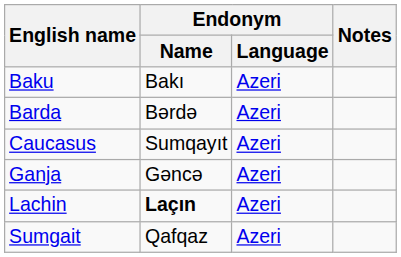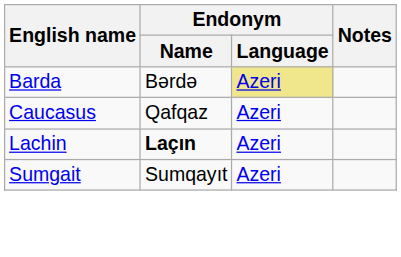- row: (31, 81)
(259, 112) no background -> (259, 81) khaki background
(186, 143) Sumqayıt -> (176, 112) Qafqaz
- row: (35, 174)
(176, 236) Qafqaz -> (186, 174) Sumqayıt
